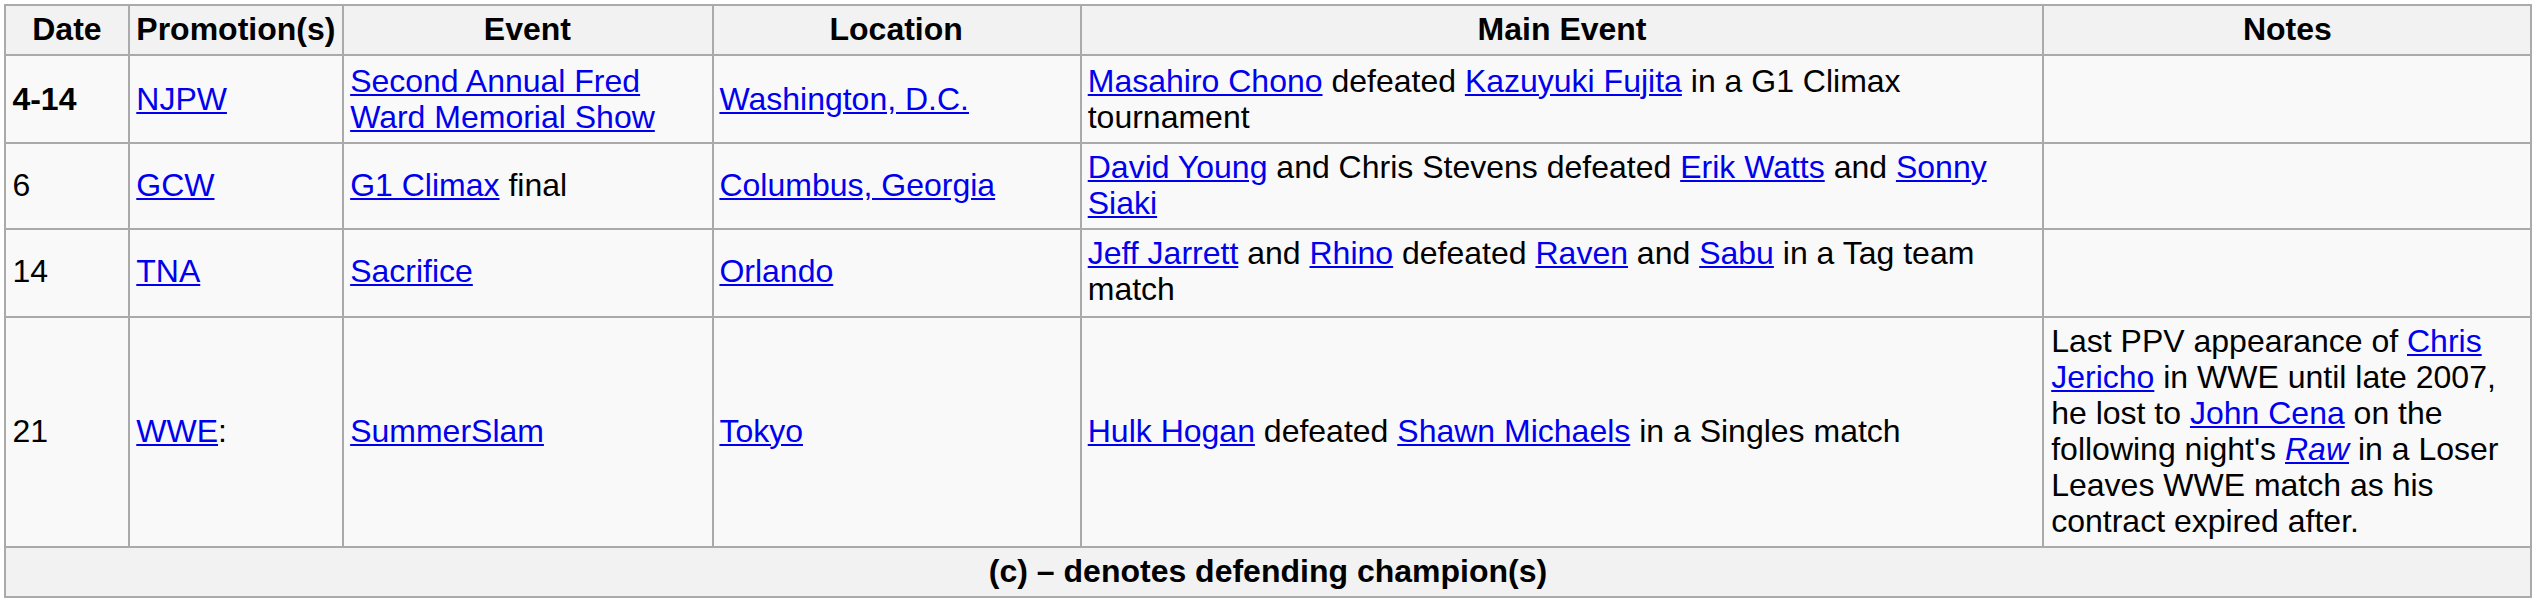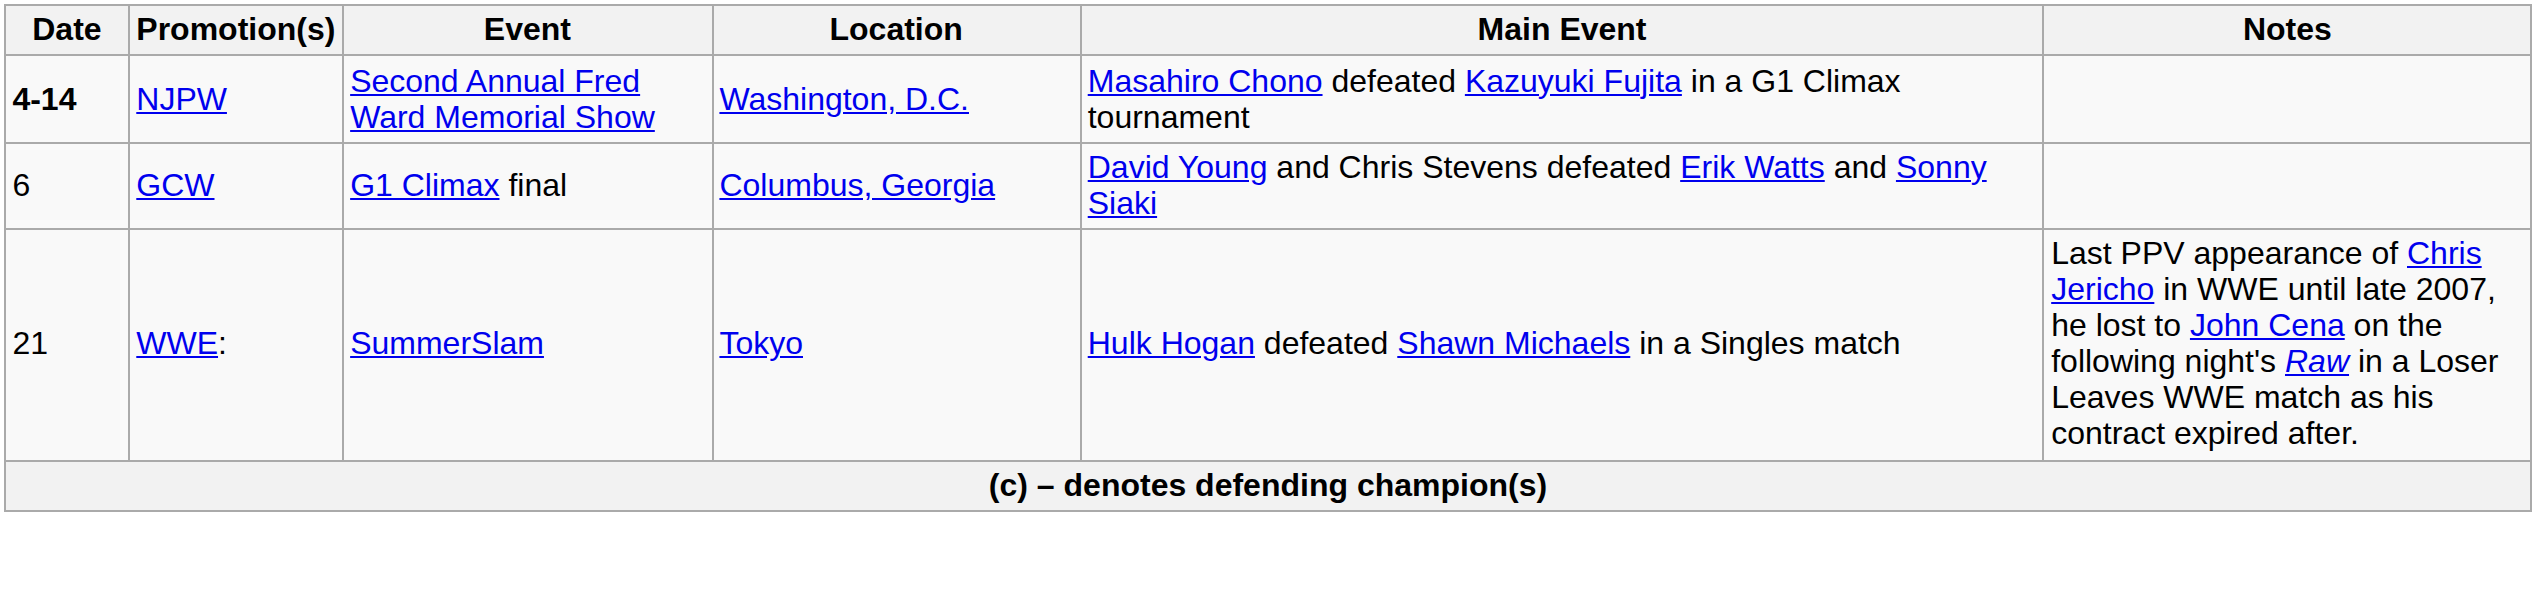- row: (168, 272)
